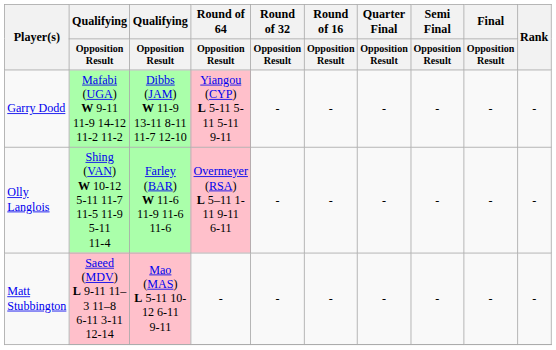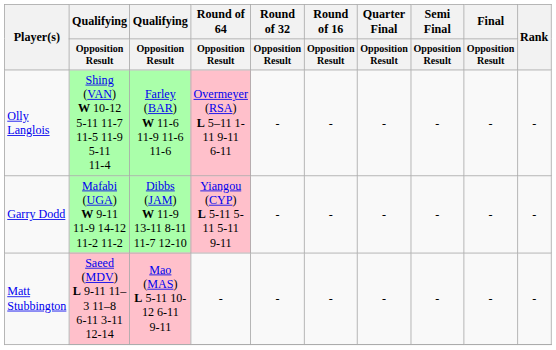rows swapped: (36, 109) <-> (28, 200)
